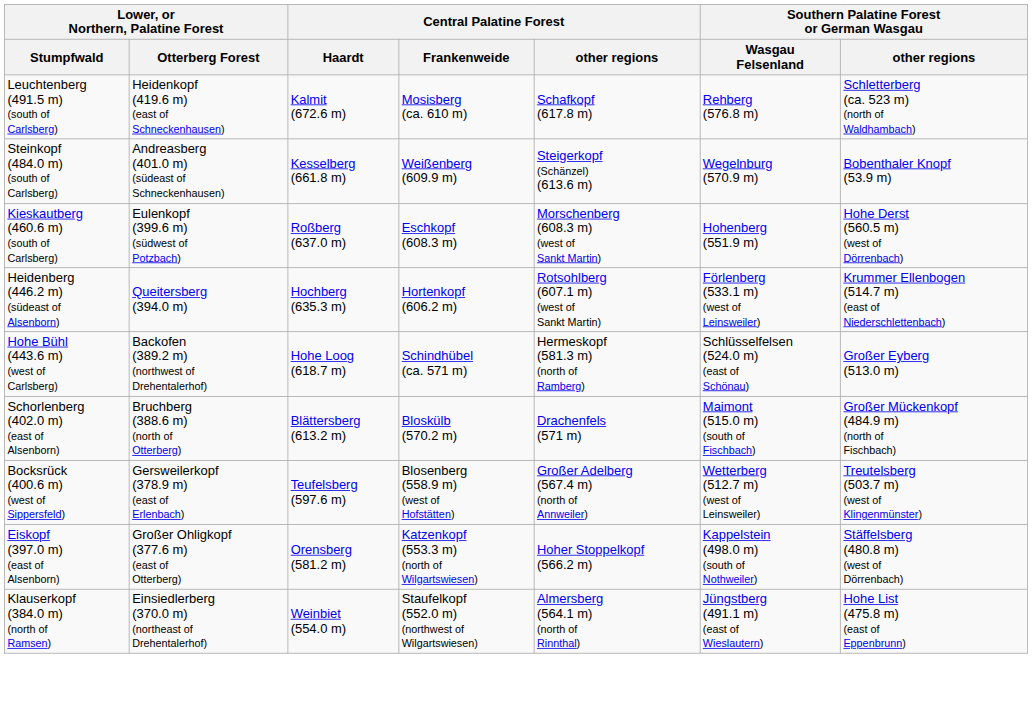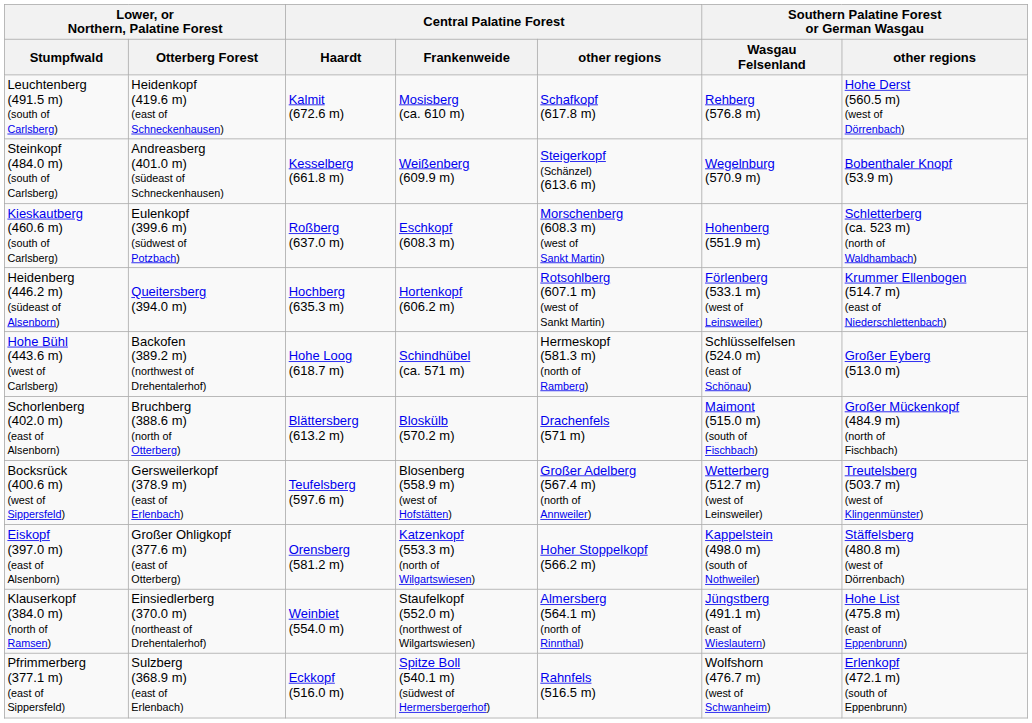(882, 106) Schletterberg (ca. 523 m) (north of Waldhambach) -> (877, 106) Hohe Derst (560.5 m) (west of Dörrenbach)
(876, 235) Hohe Derst (560.5 m) (west of Dörrenbach) -> (883, 235) Schletterberg (ca. 523 m) (north of Waldhambach)
+ row: (47, 685)
